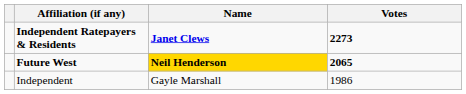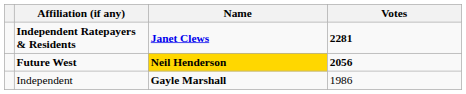(341, 37) 2273 -> (341, 37) 2281
(341, 62) 2065 -> (341, 62) 2056
(186, 80) normal -> (188, 80) bold
